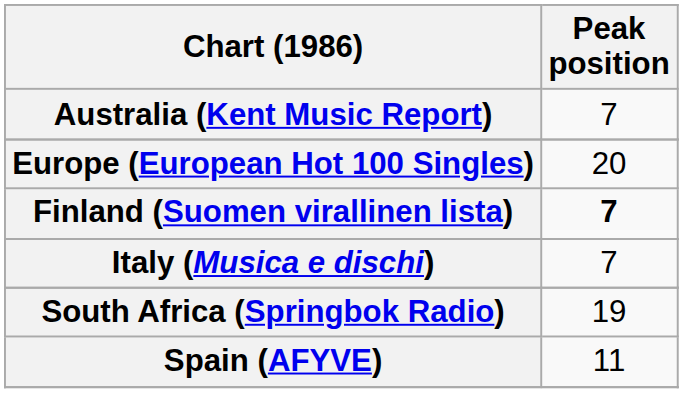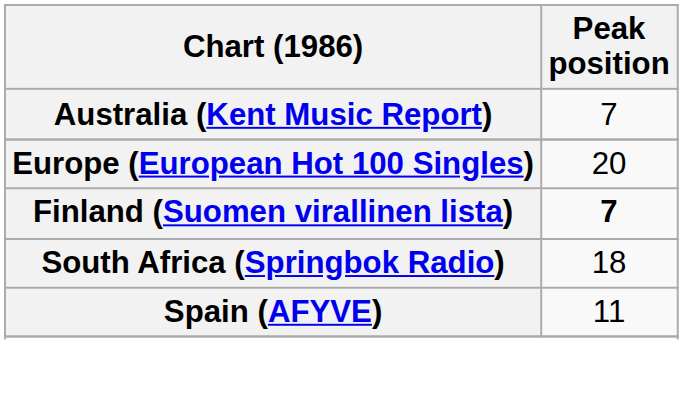- row: (273, 262)
(609, 311) 19 -> (609, 262) 18
